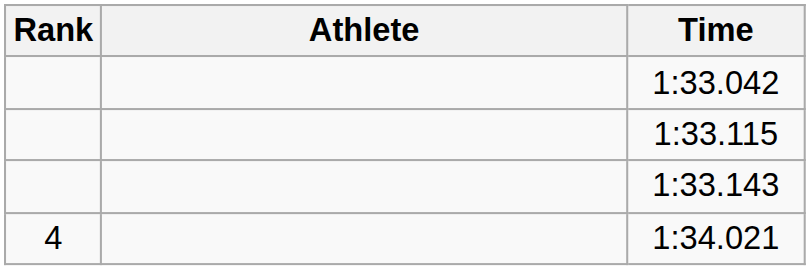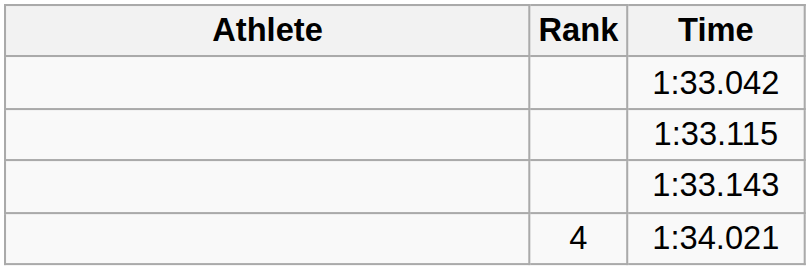columns swapped: (53, 30) <-> (364, 30)
